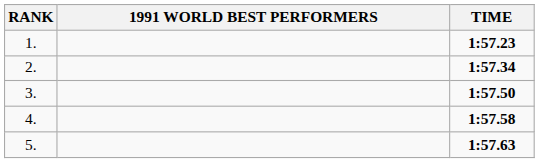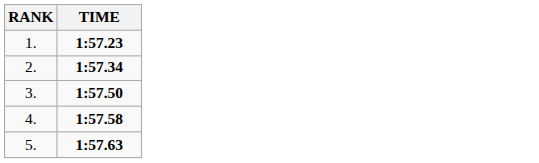- column: (253, 17)
